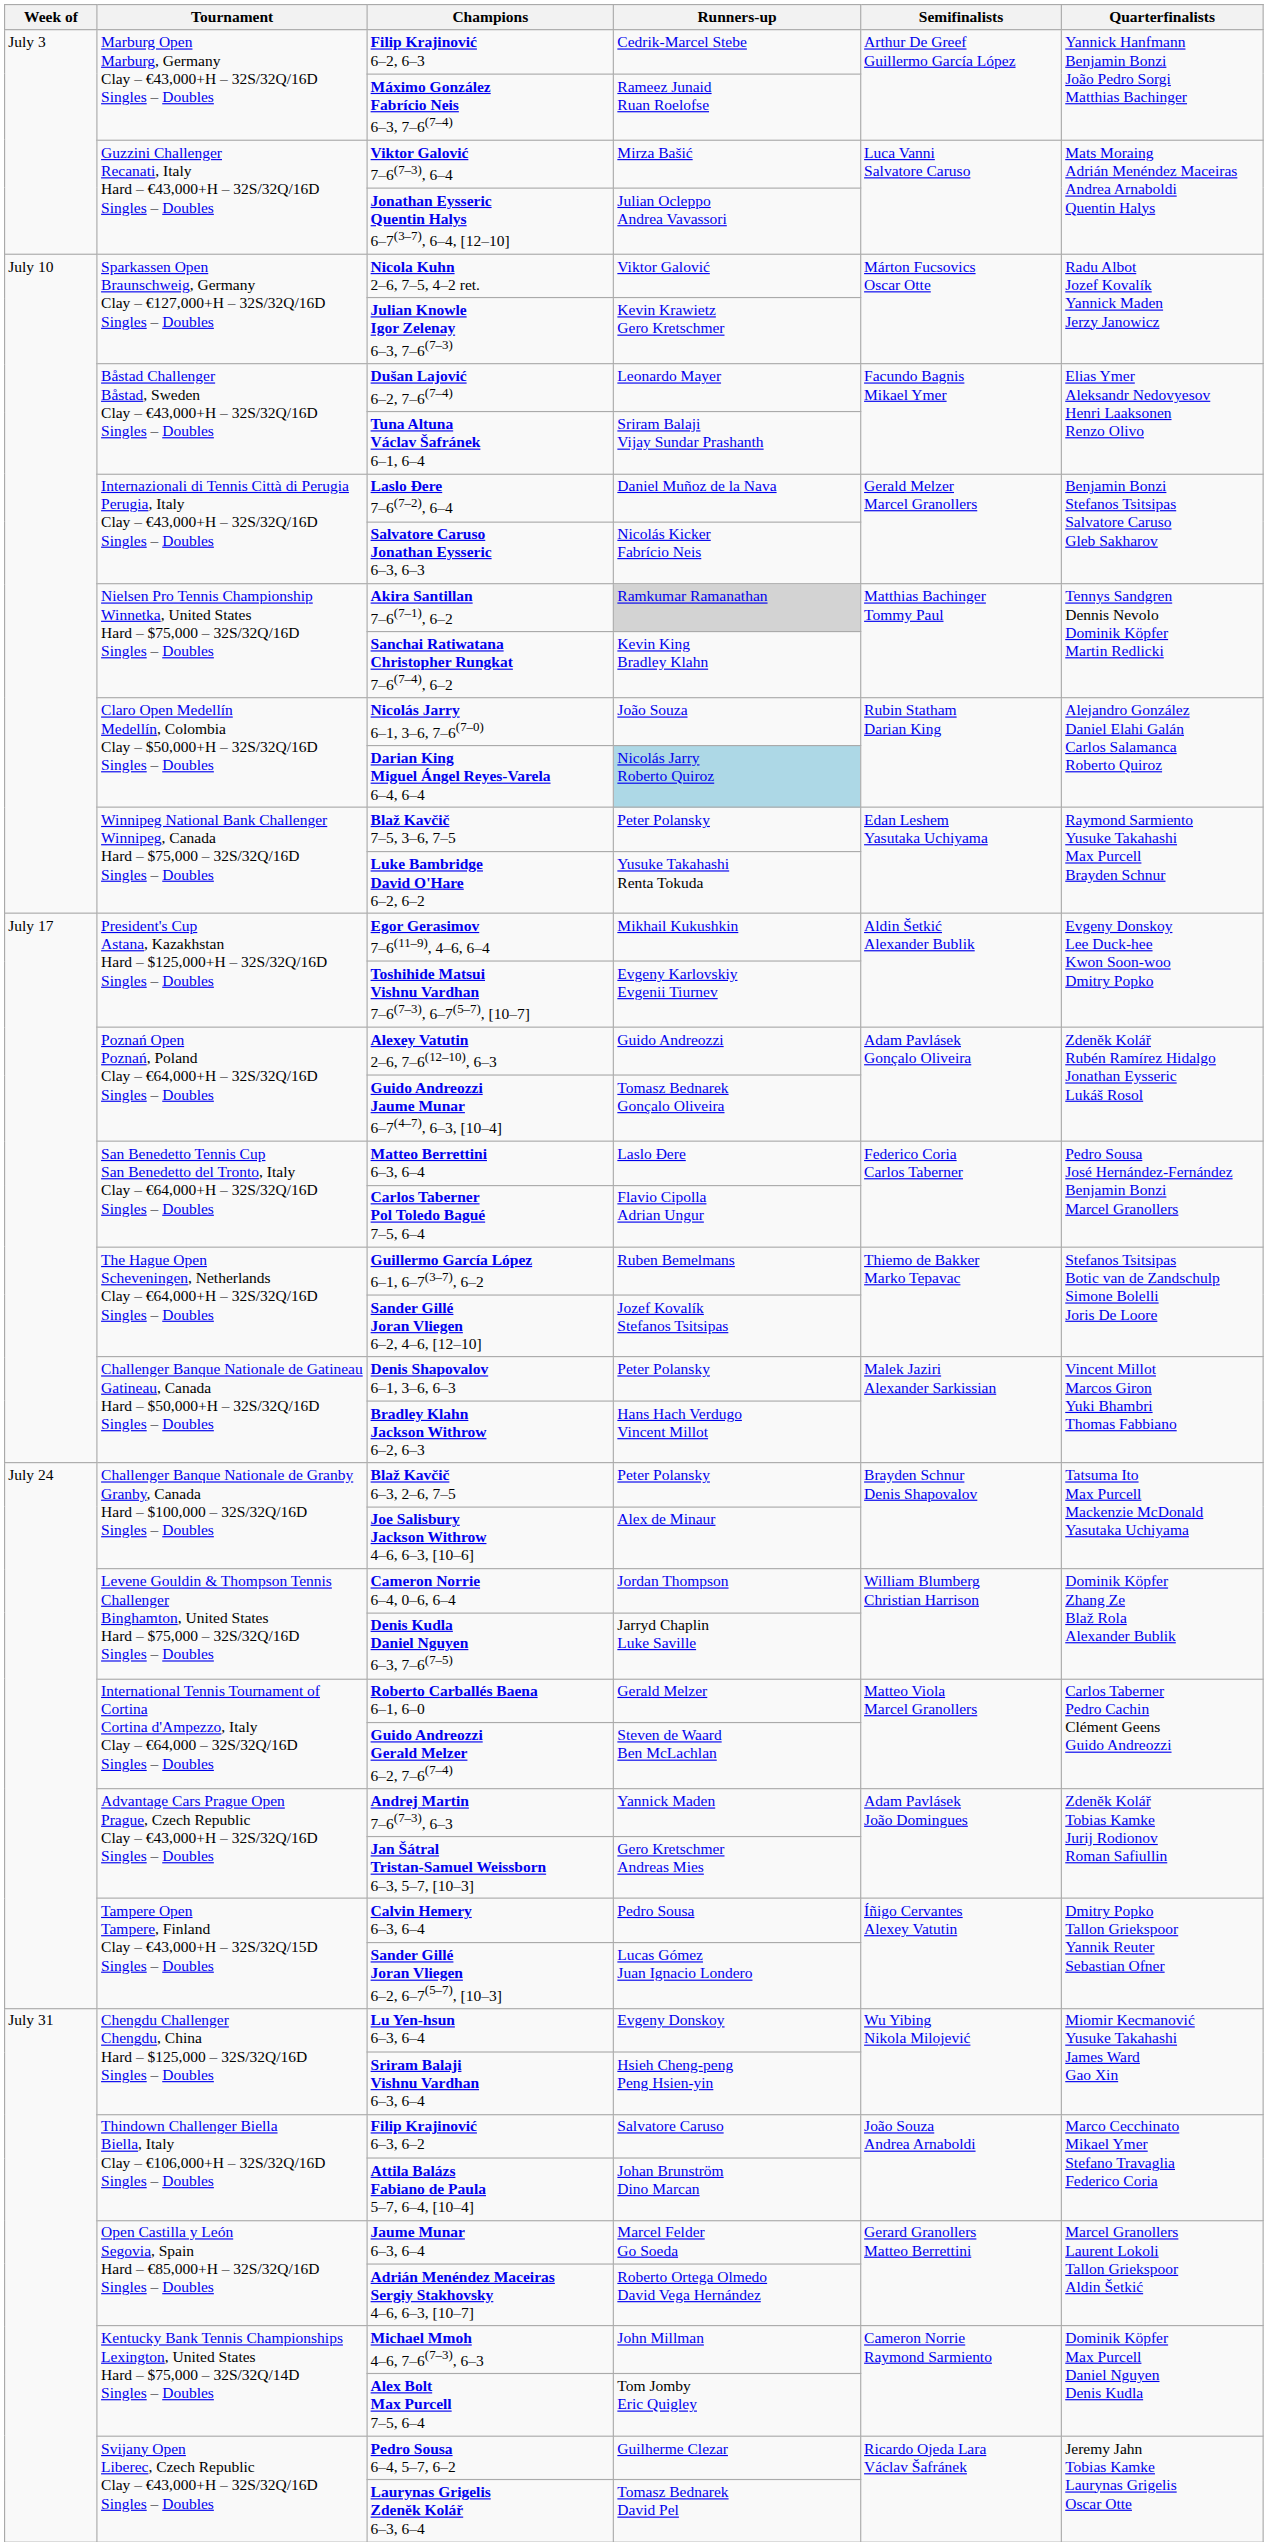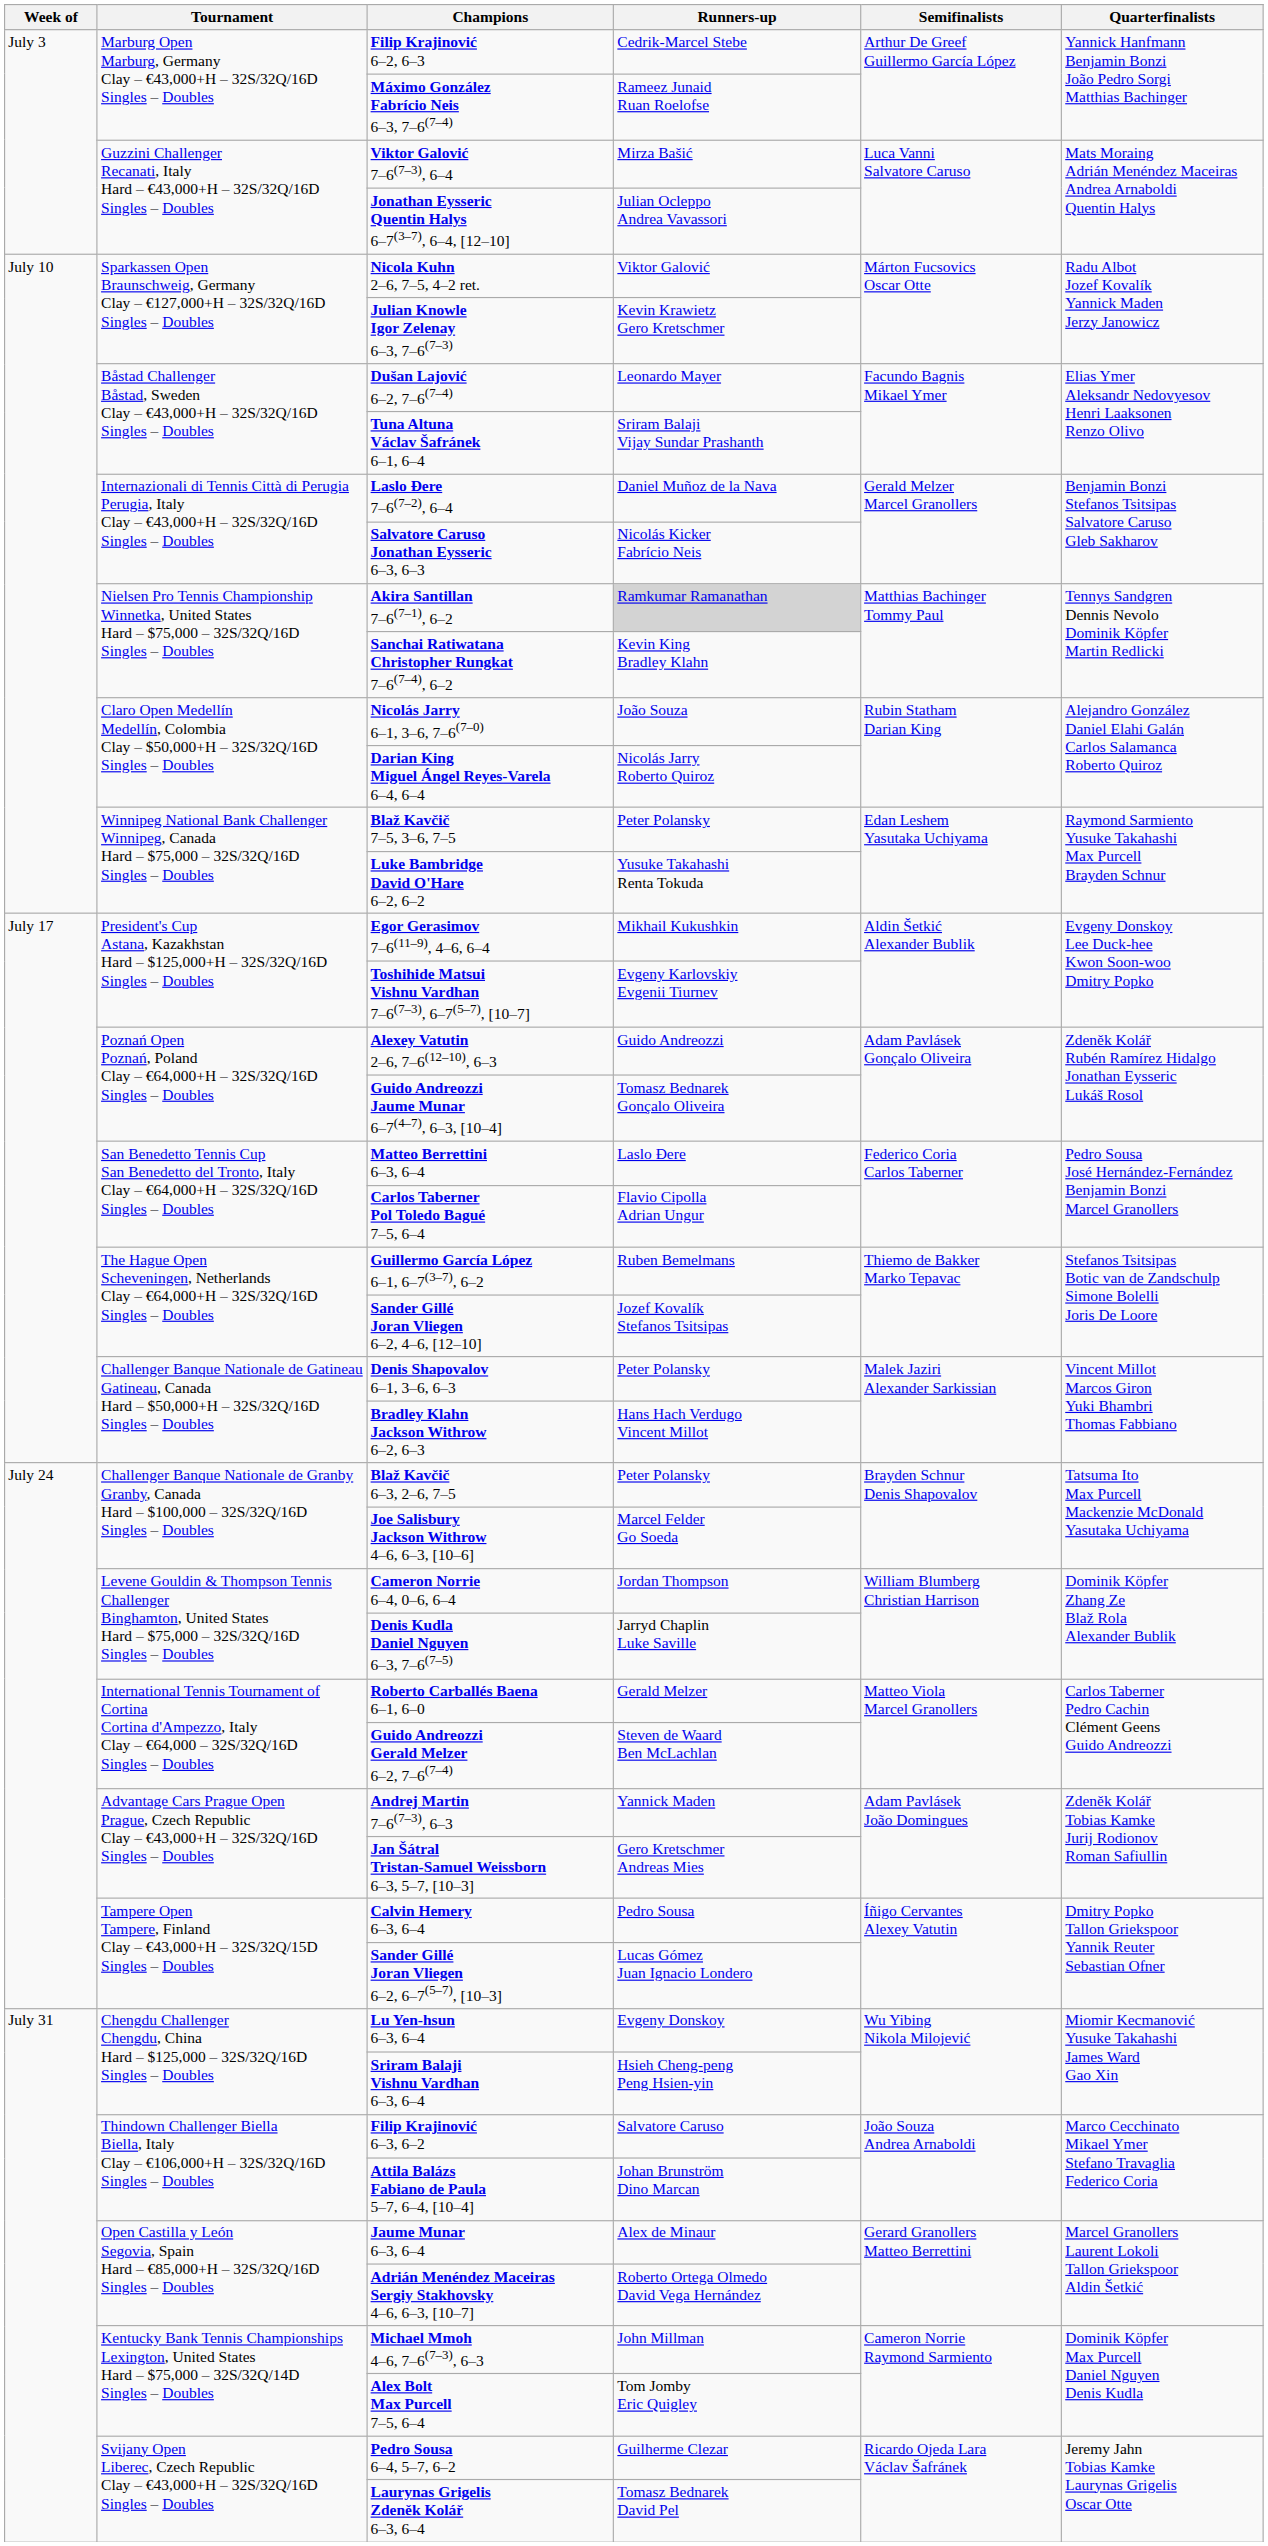(666, 766) lightblue background -> (666, 766) no background
(666, 1519) Alex de Minaur -> (661, 1528) Marcel Felder Go Soeda
(661, 2241) Marcel Felder Go Soeda -> (666, 2232) Alex de Minaur
